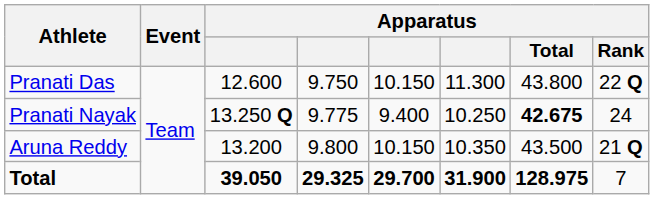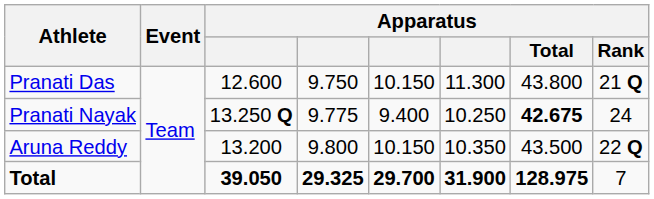(621, 83) 22 Q -> (621, 83) 21 Q
(621, 147) 21 Q -> (621, 147) 22 Q
